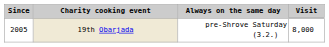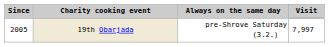(307, 30) 8,000 -> (307, 30) 7,997
